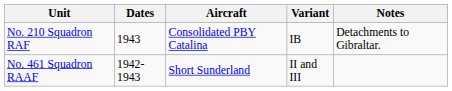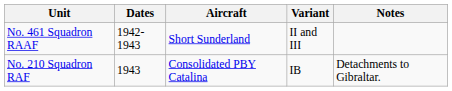rows swapped: (50, 38) <-> (50, 70)
